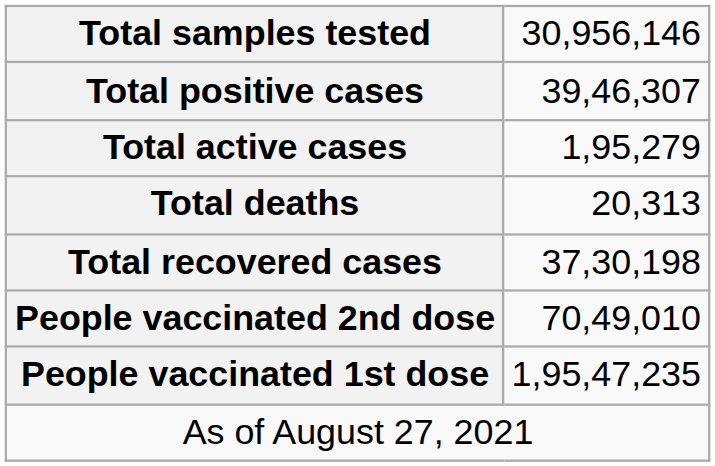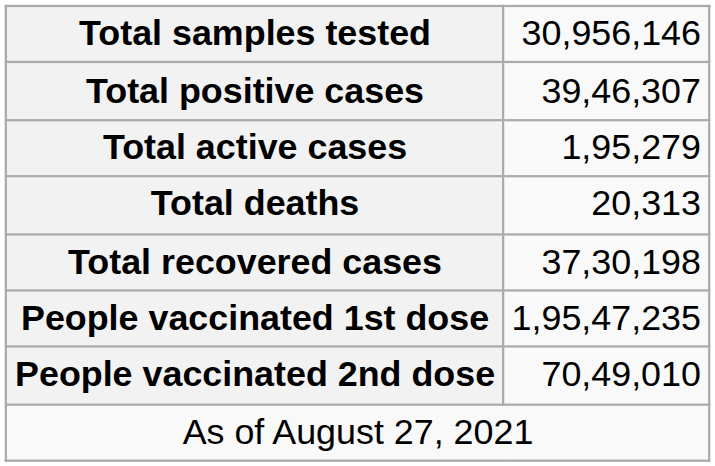rows swapped: (255, 374) <-> (255, 317)
